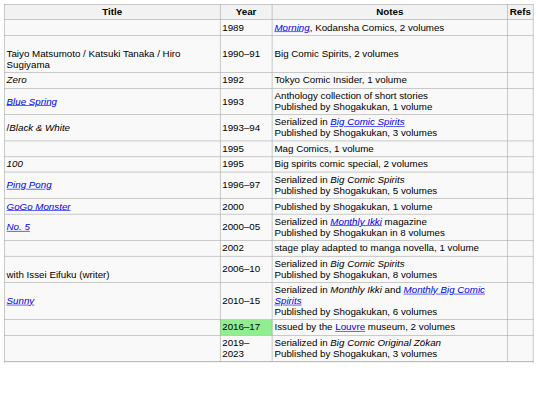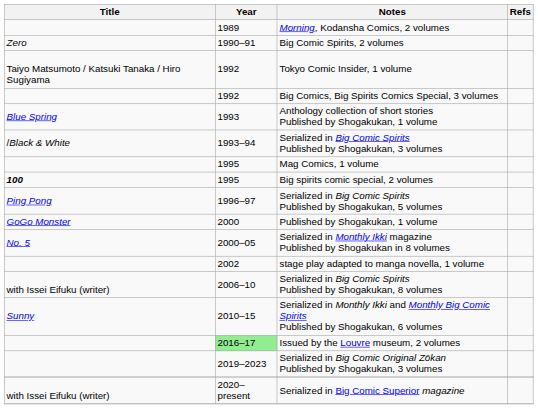(94, 59) Taiyo Matsumoto / Katsuki Tanaka / Hiro Sugiyama -> (17, 43) Zero
(17, 80) Zero -> (94, 75) Taiyo Matsumoto / Katsuki Tanaka / Hiro Sugiyama
+ row: (389, 96)
(15, 164) normal -> (15, 179) bold
+ row: (372, 390)
